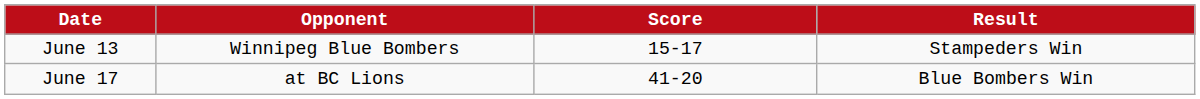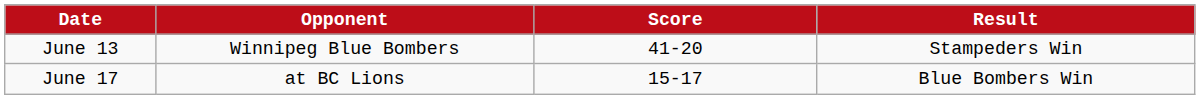(675, 49) 15-17 -> (675, 49) 41-20
(675, 79) 41-20 -> (675, 79) 15-17
